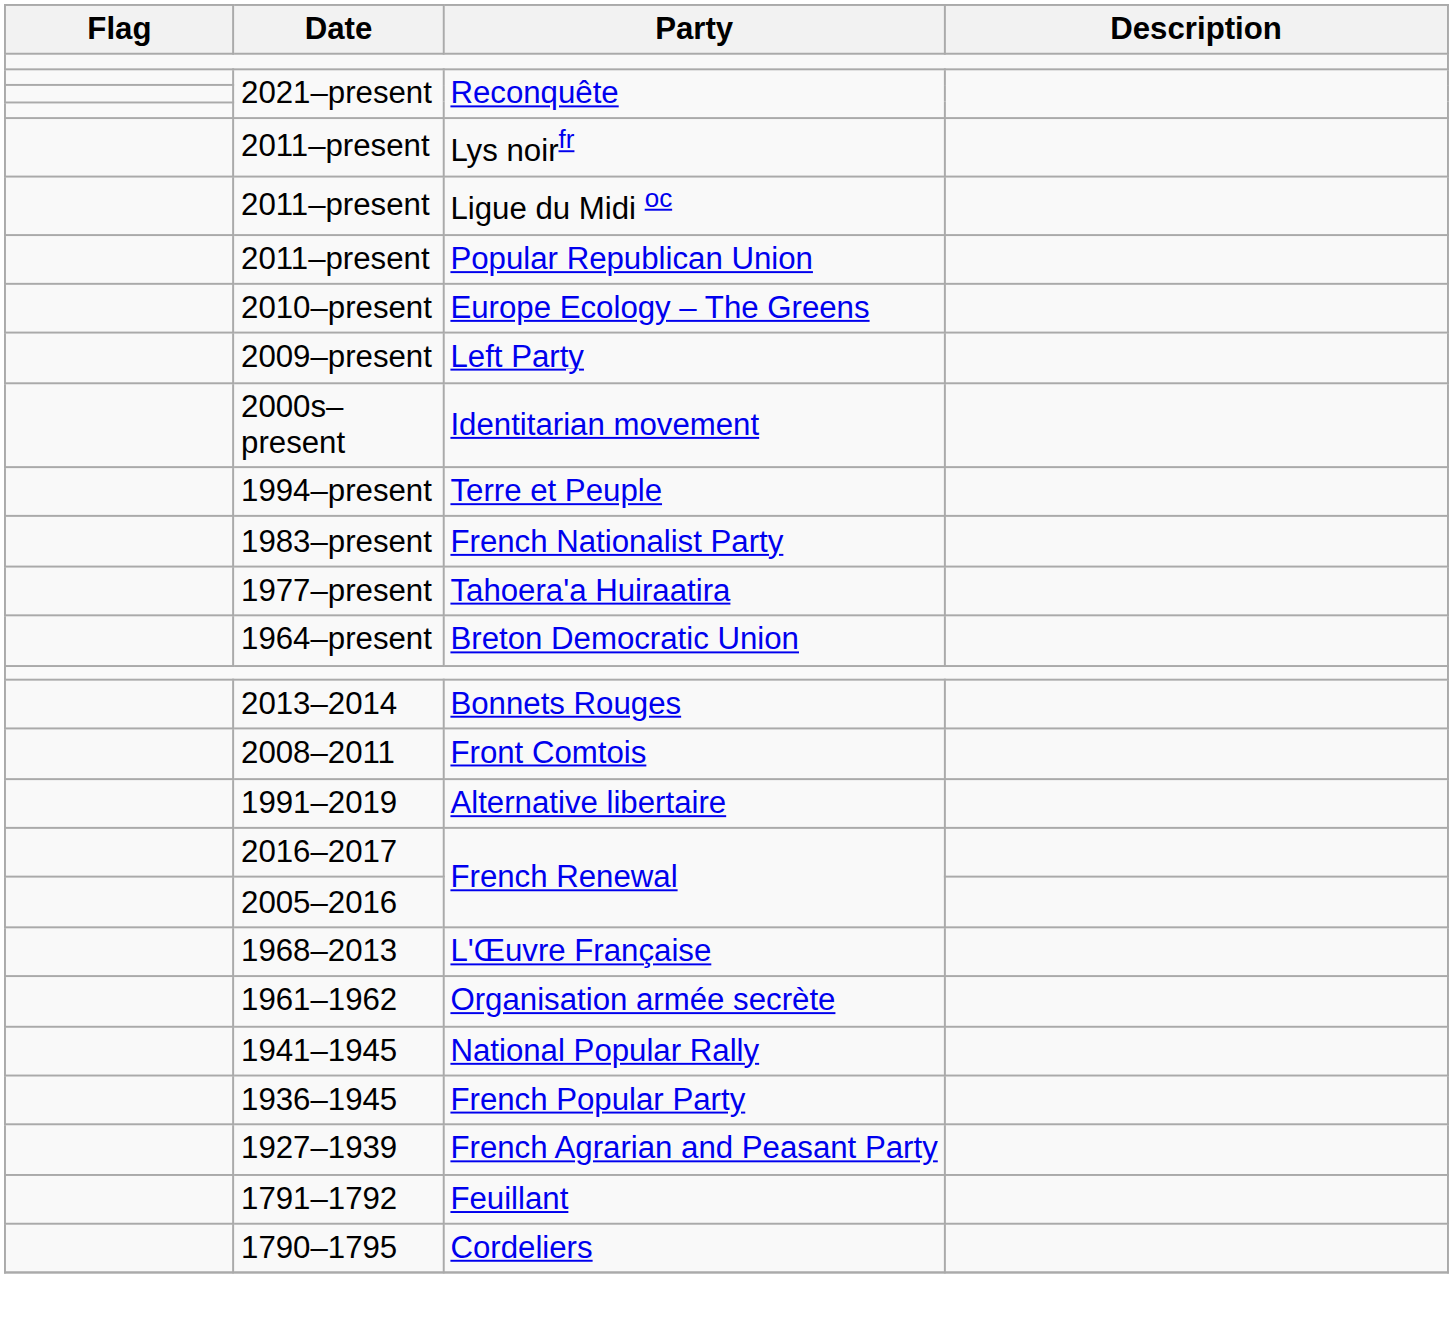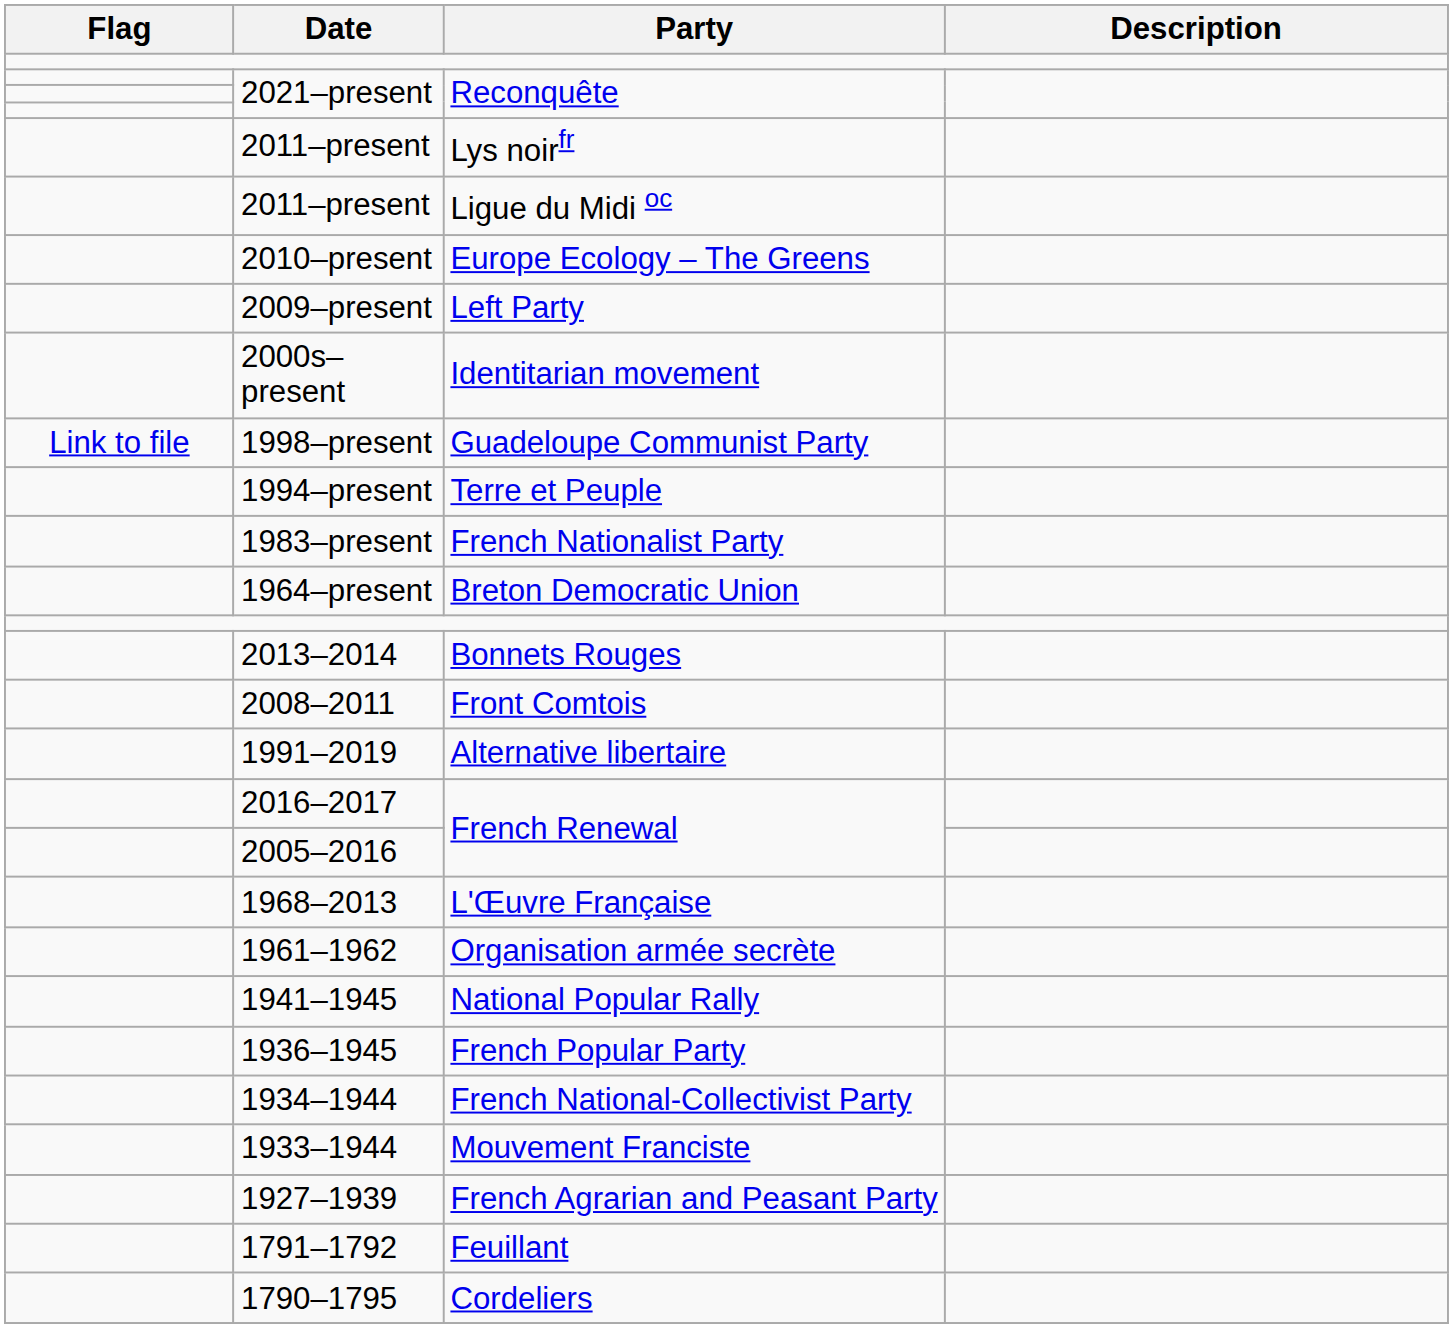- row: (335, 258)
+ row: (336, 441)
- row: (336, 590)
+ row: (319, 1099)
+ row: (319, 1149)
